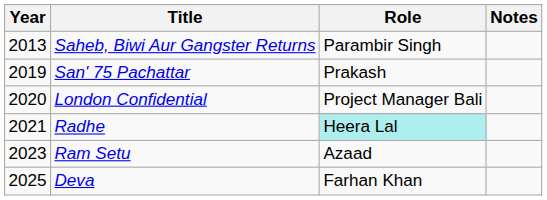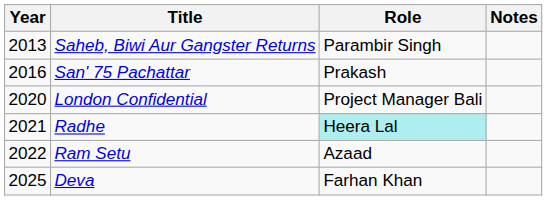(28, 72) 2019 -> (28, 72) 2016
(28, 153) 2023 -> (28, 153) 2022
